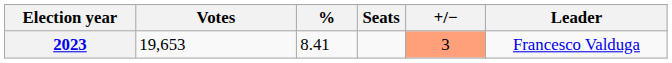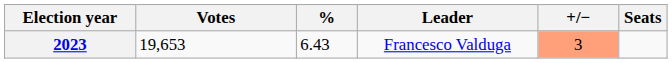columns swapped: (381, 17) <-> (576, 17)
(315, 44) 8.41 -> (315, 44) 6.43
